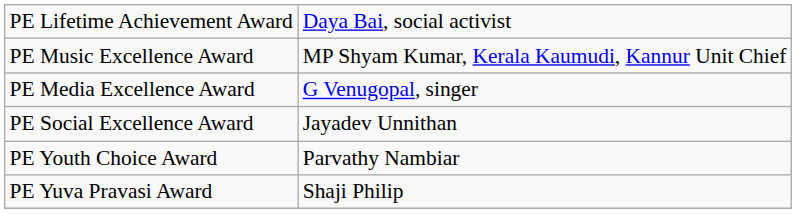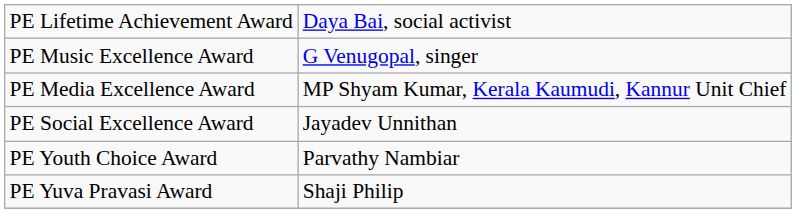(545, 55) MP Shyam Kumar, Kerala Kaumudi, Kannur Unit Chief -> (390, 55) G Venugopal, singer
(390, 89) G Venugopal, singer -> (545, 89) MP Shyam Kumar, Kerala Kaumudi, Kannur Unit Chief
